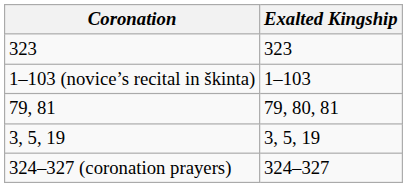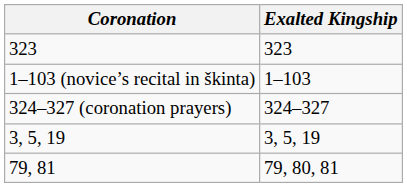rows swapped: (120, 167) <-> (32, 108)
